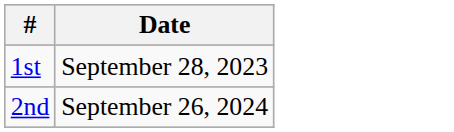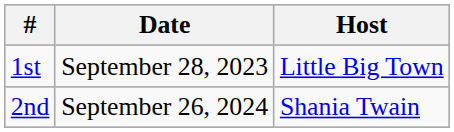+ column: (362, 24)
